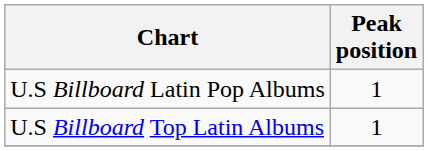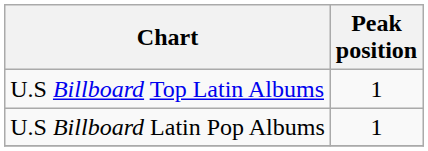rows swapped: (167, 126) <-> (168, 88)
